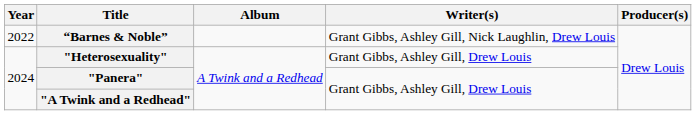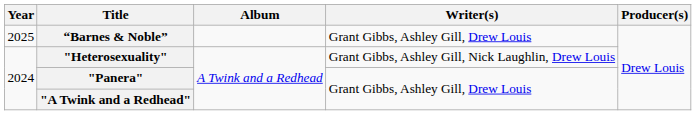(21, 36) 2022 -> (21, 36) 2025
(472, 36) Grant Gibbs, Ashley Gill, Nick Laughlin, Drew Louis -> (430, 36) Grant Gibbs, Ashley Gill, Drew Louis
(430, 57) Grant Gibbs, Ashley Gill, Drew Louis -> (472, 57) Grant Gibbs, Ashley Gill, Nick Laughlin, Drew Louis
